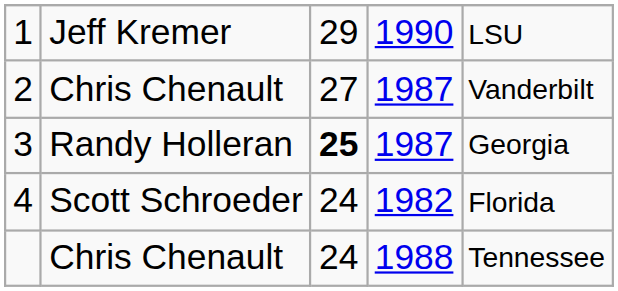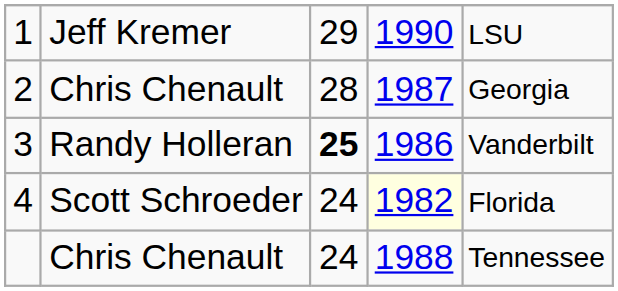(339, 88) 27 -> (339, 88) 28
(531, 89) Vanderbilt -> (519, 89) Georgia
(414, 144) 1987 -> (414, 144) 1986
(519, 145) Georgia -> (531, 145) Vanderbilt
(414, 200) no background -> (414, 200) lightyellow background
